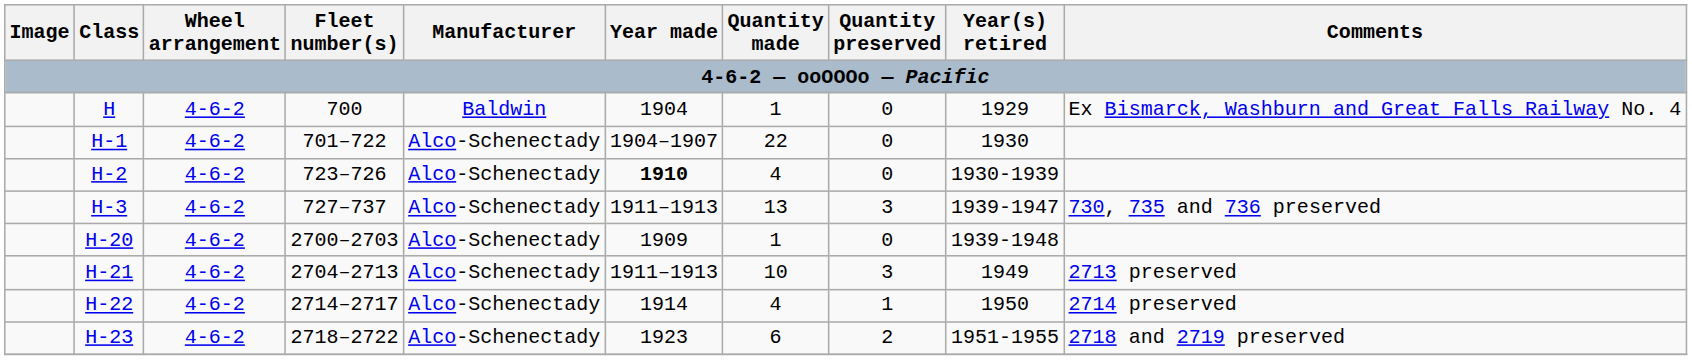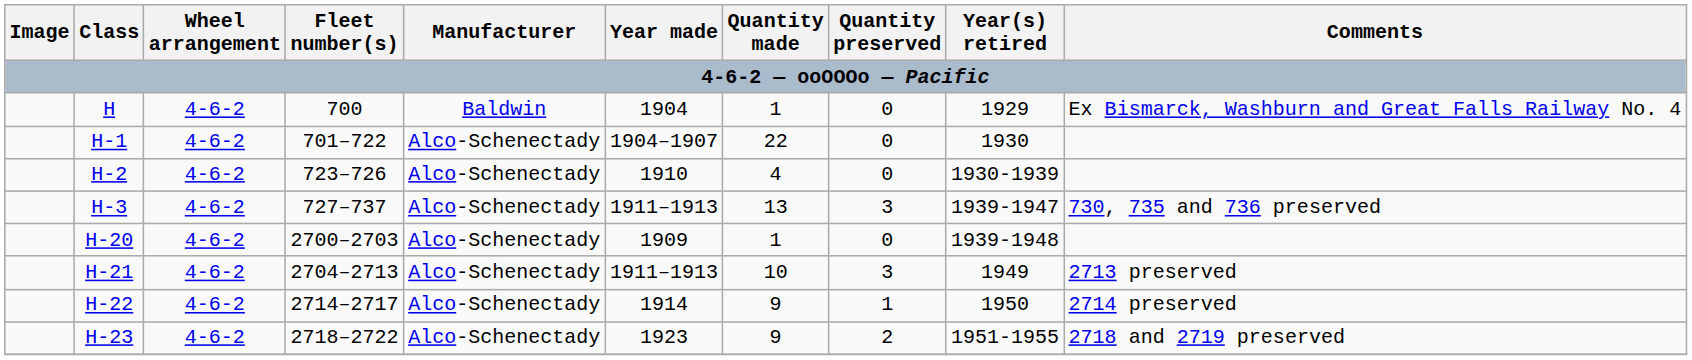(664, 175) bold -> (664, 175) normal
(776, 305) 4 -> (776, 305) 9
(776, 338) 6 -> (776, 338) 9
